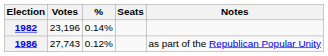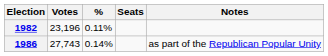(99, 28) 0.14% -> (98, 28) 0.11%
(99, 43) 0.12% -> (99, 43) 0.14%
